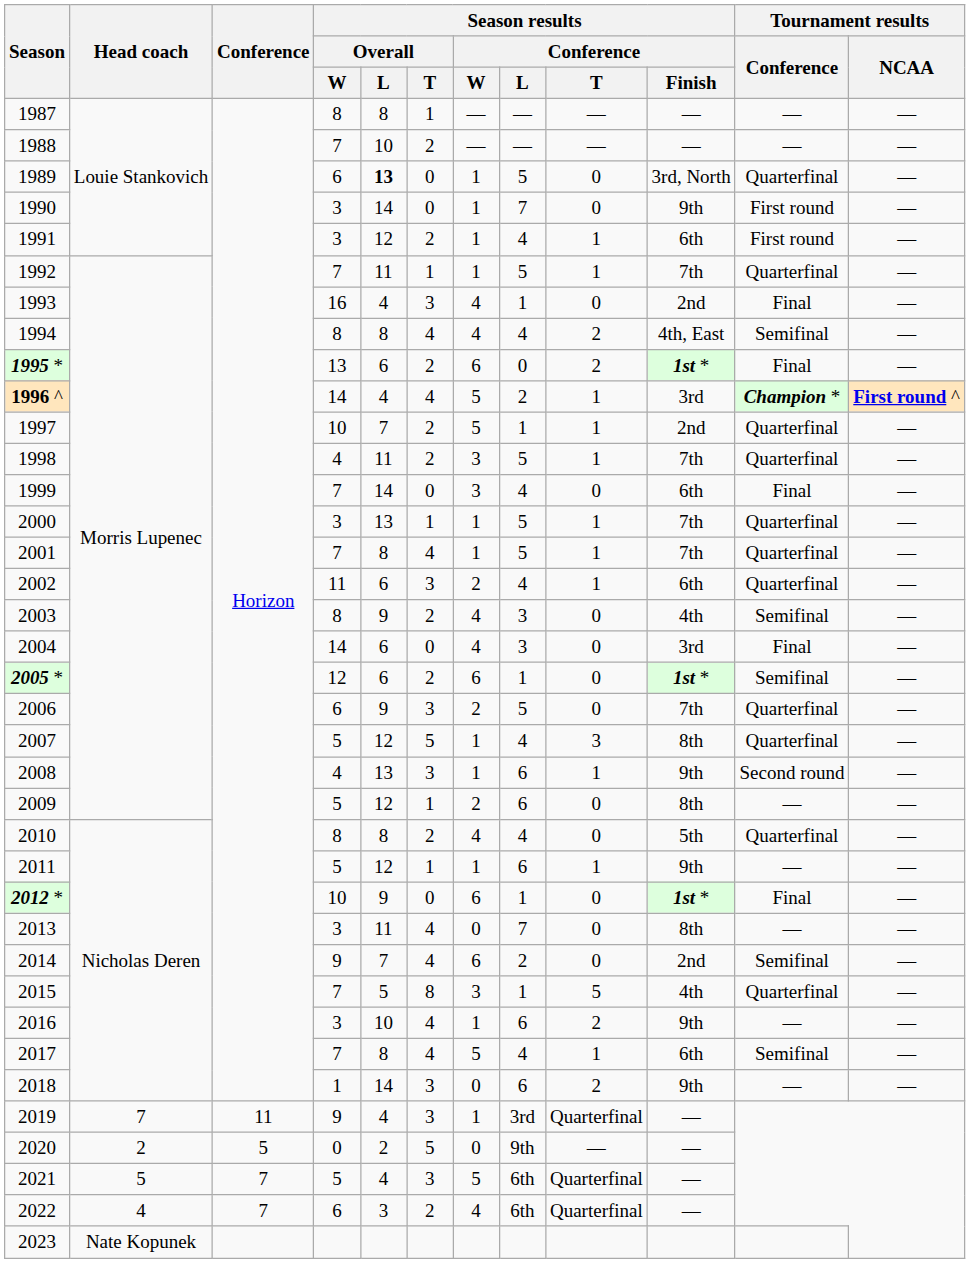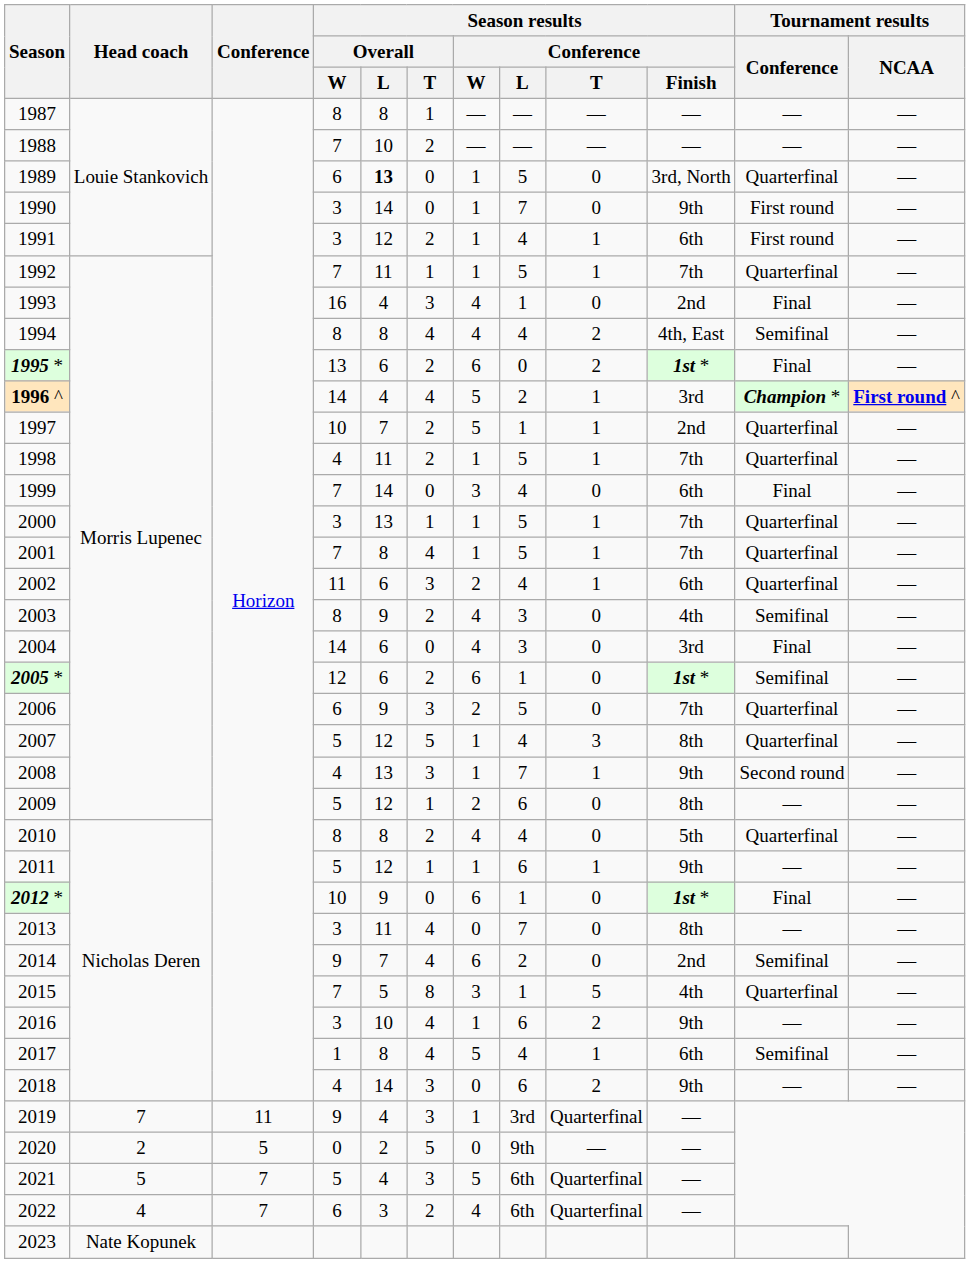(476, 458) 3 -> (476, 458) 1
(522, 772) 6 -> (522, 772) 7
(337, 1054) 7 -> (337, 1054) 1
(337, 1085) 1 -> (337, 1085) 4
